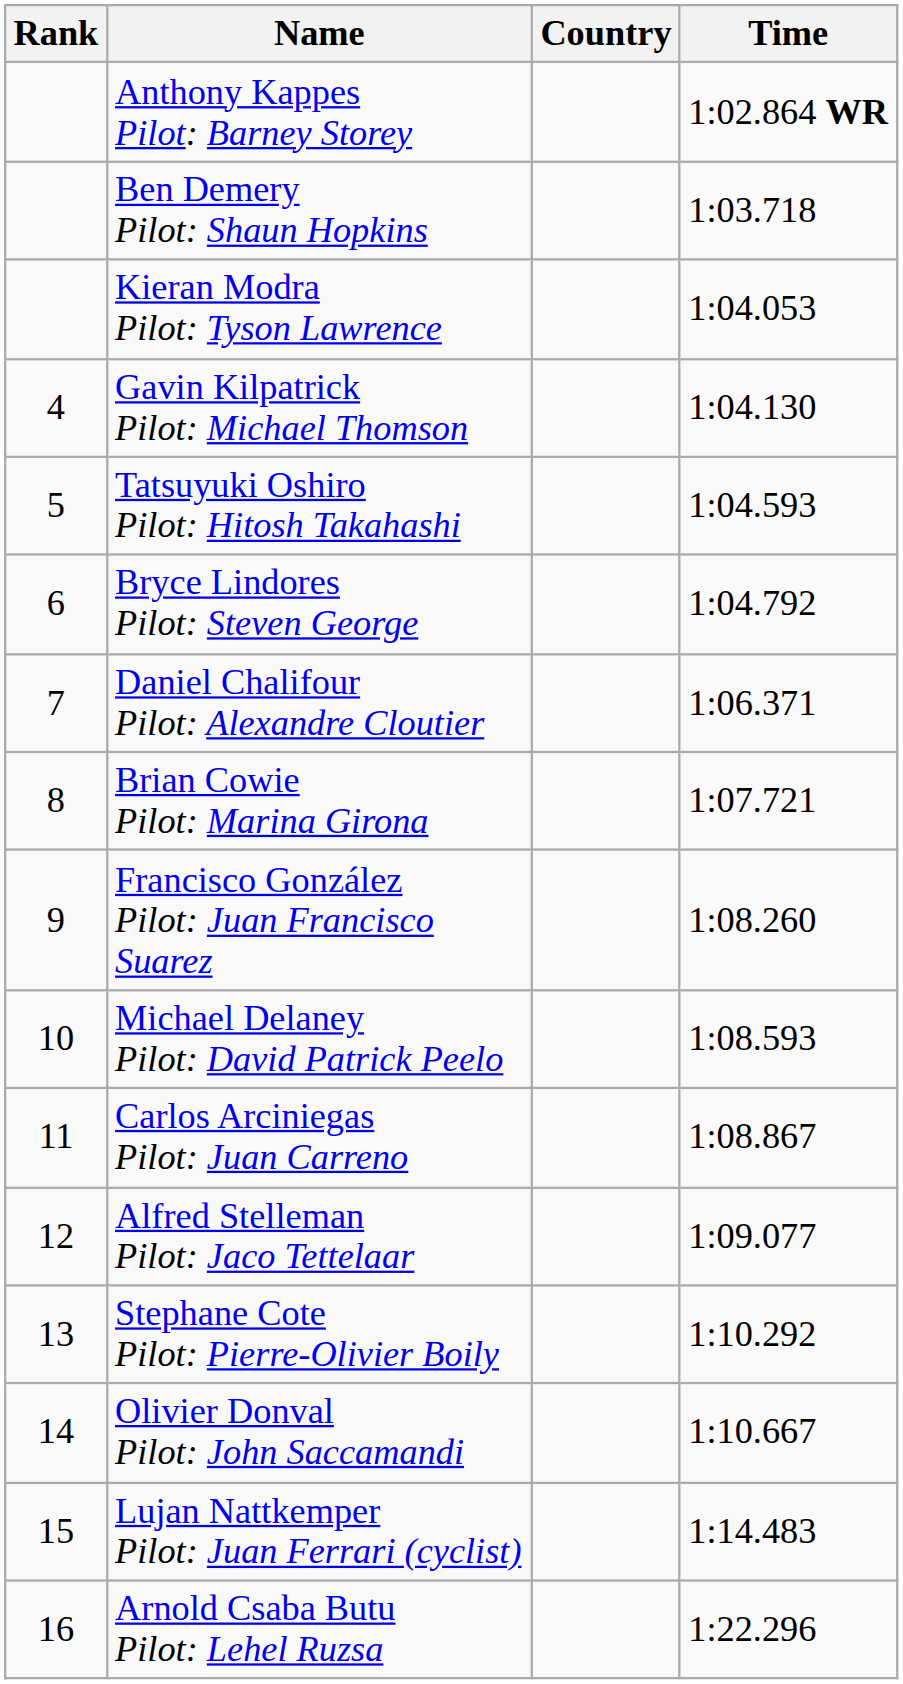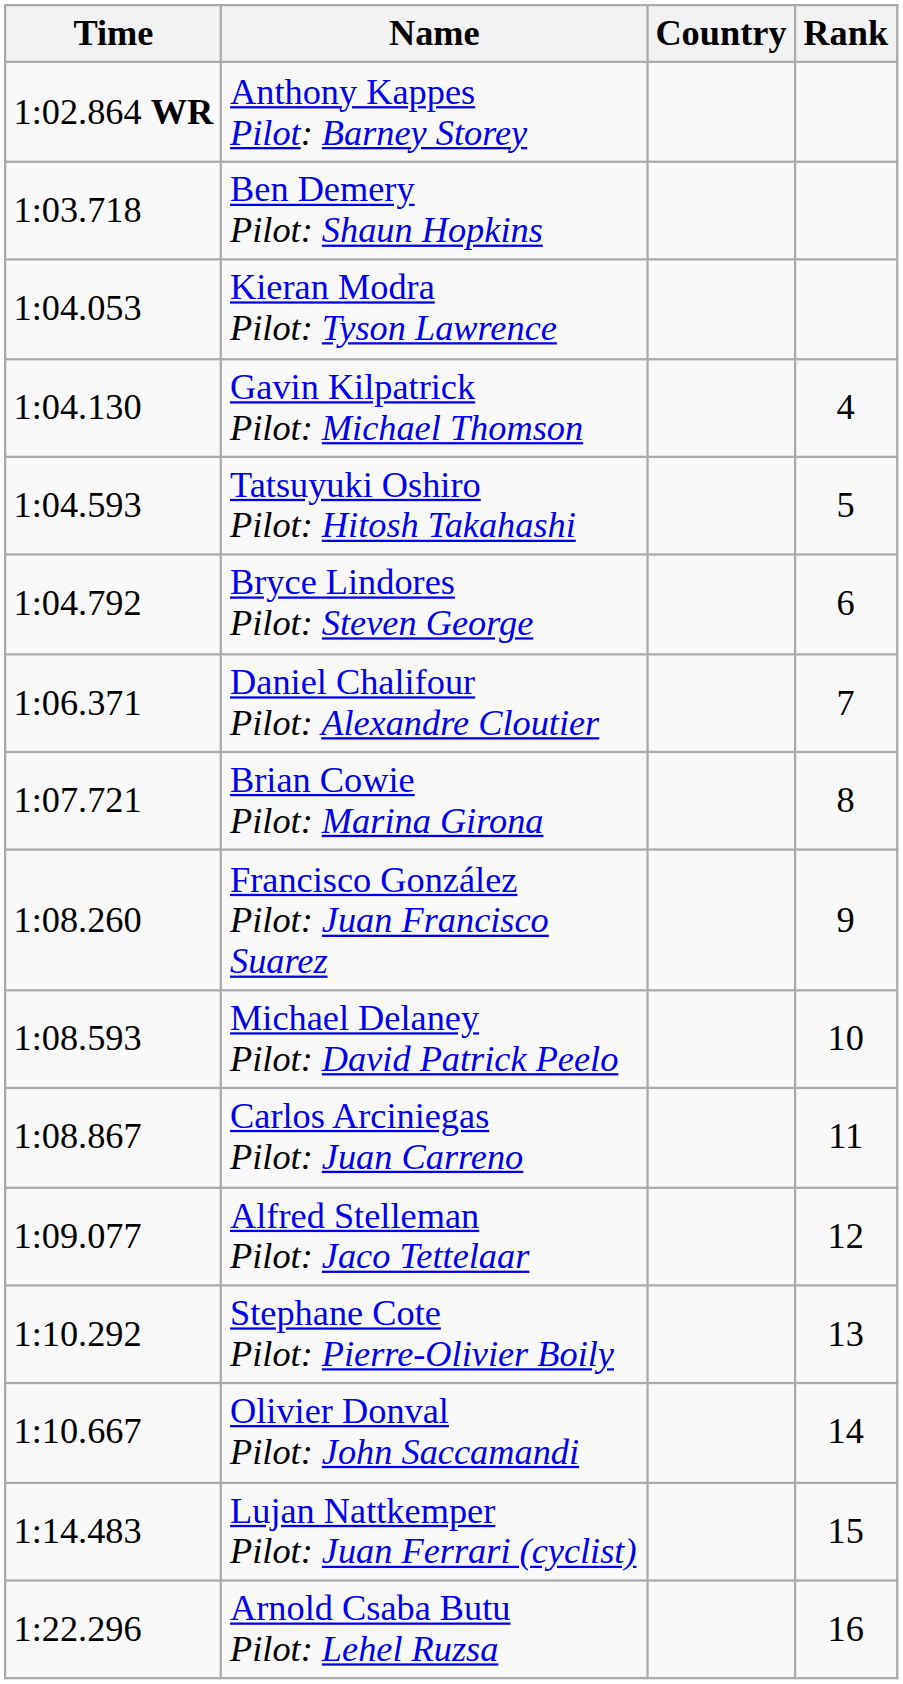columns swapped: (56, 33) <-> (788, 33)
